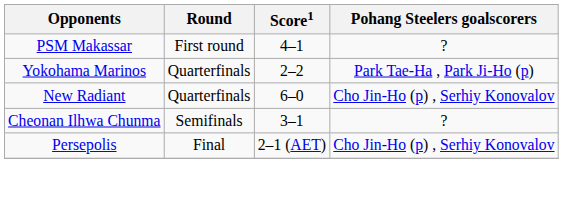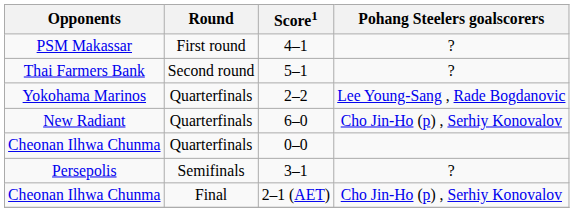+ row: (296, 70)
(444, 70) Park Tae-Ha , Park Ji-Ho (p) -> (451, 95) Lee Young-Sang , Rade Bogdanovic
+ row: (296, 145)
(84, 120) Cheonan Ilhwa Chunma -> (84, 170) Persepolis
(84, 145) Persepolis -> (84, 195) Cheonan Ilhwa Chunma
